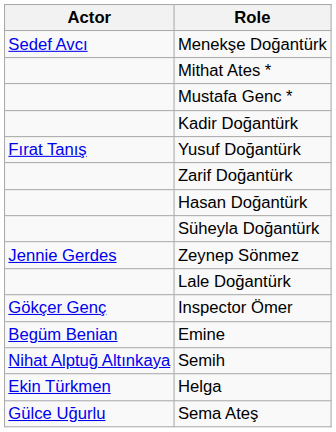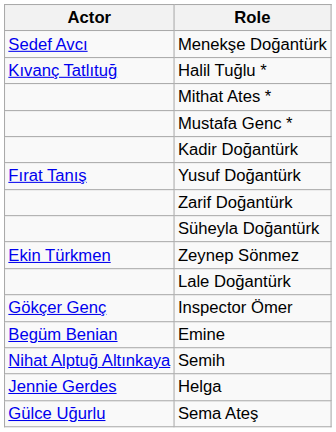+ row: (222, 70)
- row: (243, 202)
(62, 255) Jennie Gerdes -> (60, 255) Ekin Türkmen
(60, 387) Ekin Türkmen -> (62, 387) Jennie Gerdes
